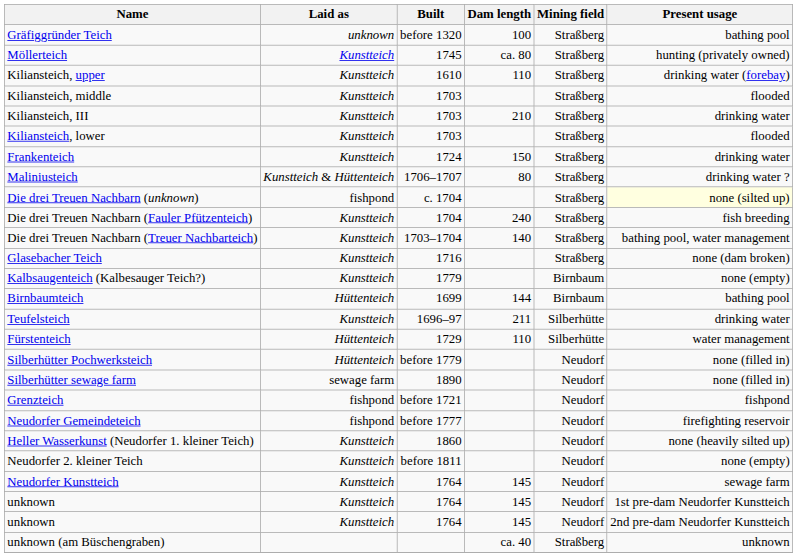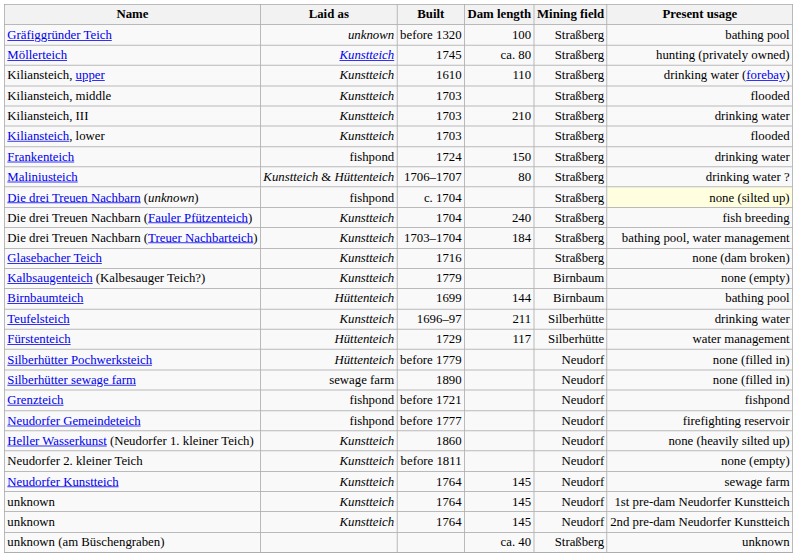(367, 156) Kunstteich -> (372, 156) fishpond
(522, 237) 140 -> (522, 237) 184
(522, 339) 110 -> (522, 339) 117
